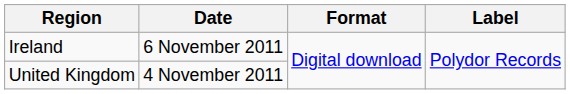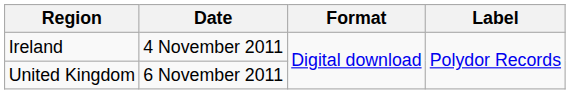(213, 46) 6 November 2011 -> (213, 46) 4 November 2011
(213, 74) 4 November 2011 -> (213, 74) 6 November 2011
